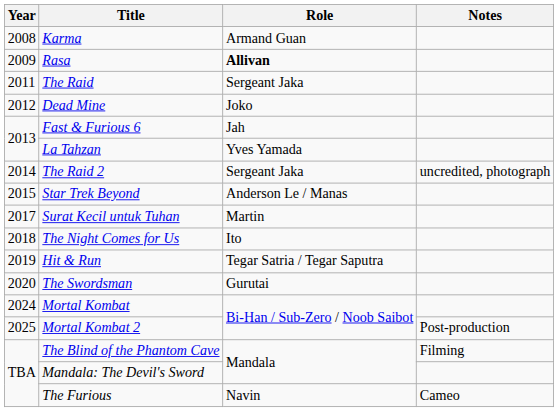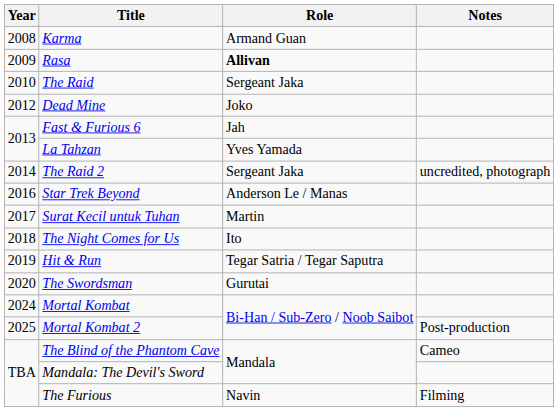(22, 82) 2011 -> (22, 82) 2010
(22, 194) 2015 -> (22, 194) 2016
(442, 350) Filming -> (440, 350) Cameo
(440, 395) Cameo -> (442, 395) Filming
